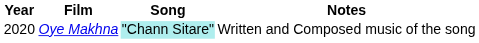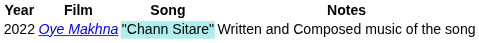(19, 29) 2020 -> (19, 29) 2022
